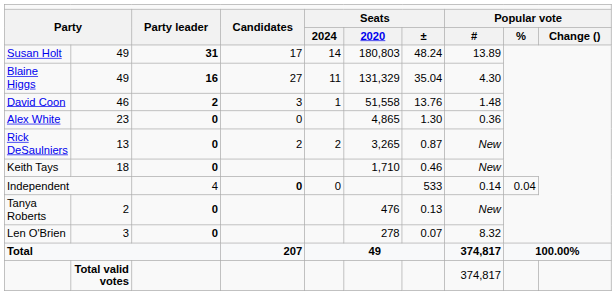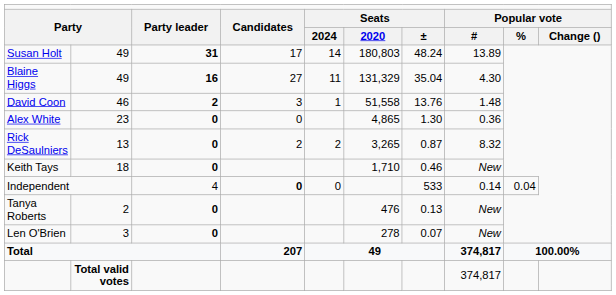(490, 144) New -> (490, 144) 8.32
(490, 233) 8.32 -> (490, 233) New
